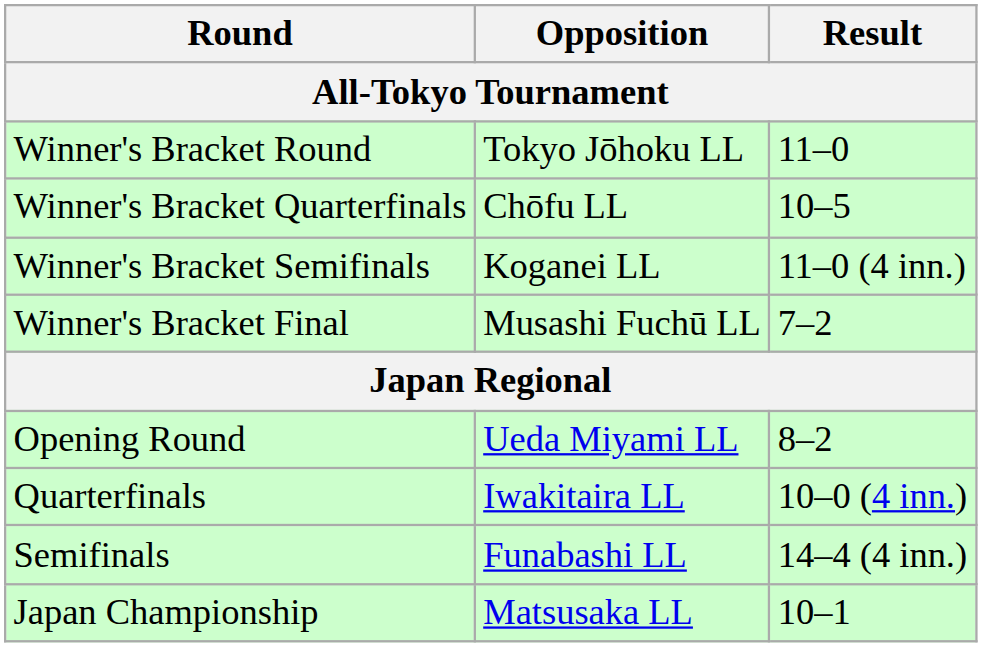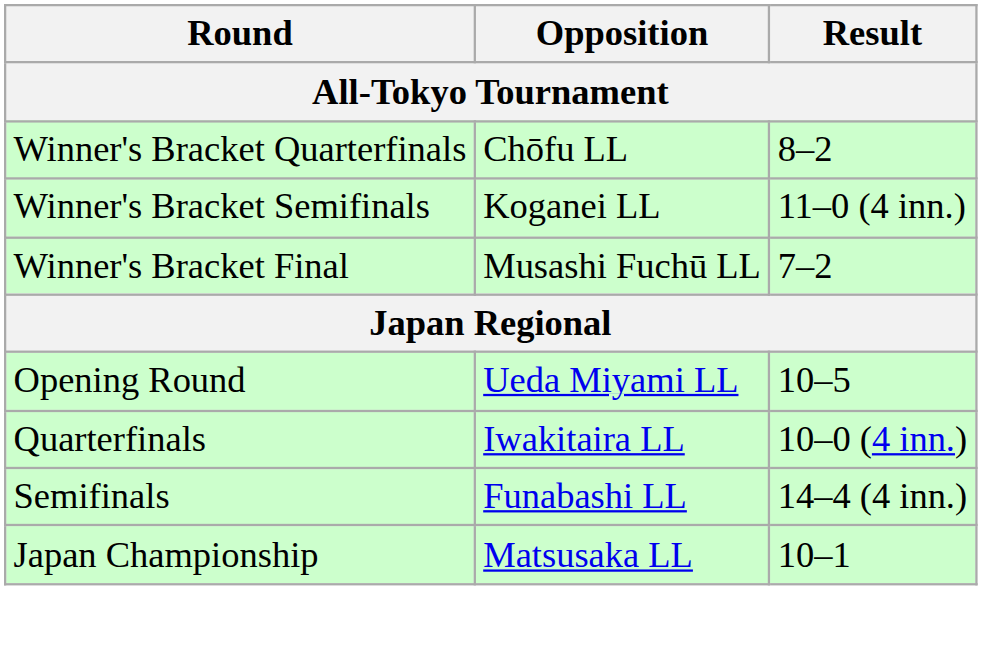- row: (192, 149)
(814, 206) 10–5 -> (805, 149) 8–2
(805, 438) 8–2 -> (814, 380) 10–5
